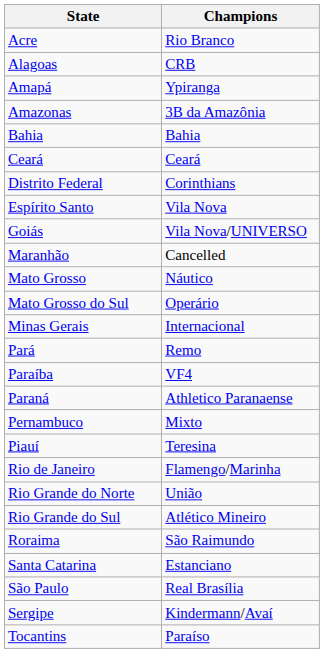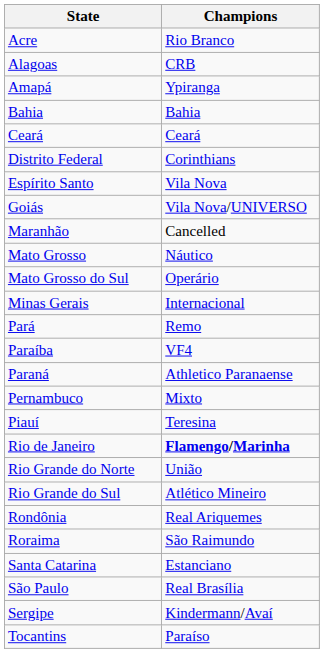- row: (40, 111)
(223, 469) normal -> (228, 445) bold
+ row: (37, 517)
